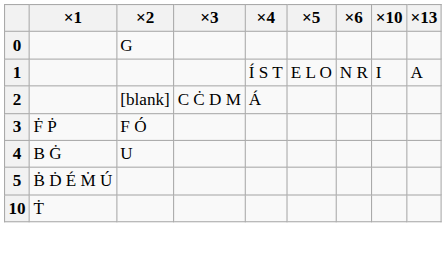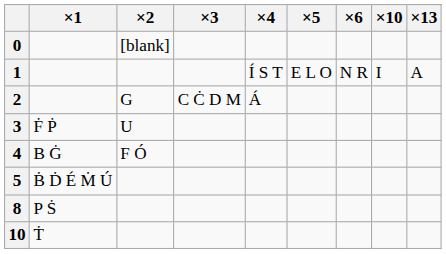(127, 45) G -> (145, 45) [blank]
(145, 99) [blank] -> (127, 99) G
(133, 126) F Ó -> (127, 126) U
(127, 153) U -> (133, 153) F Ó
+ row: (17, 208)
